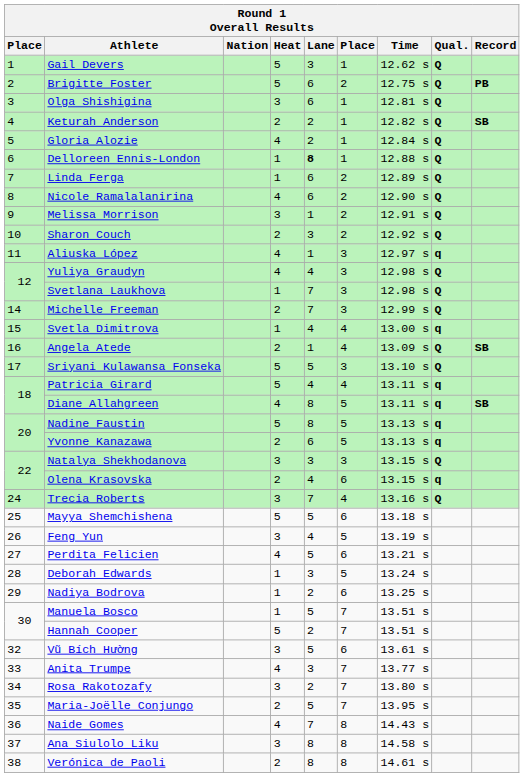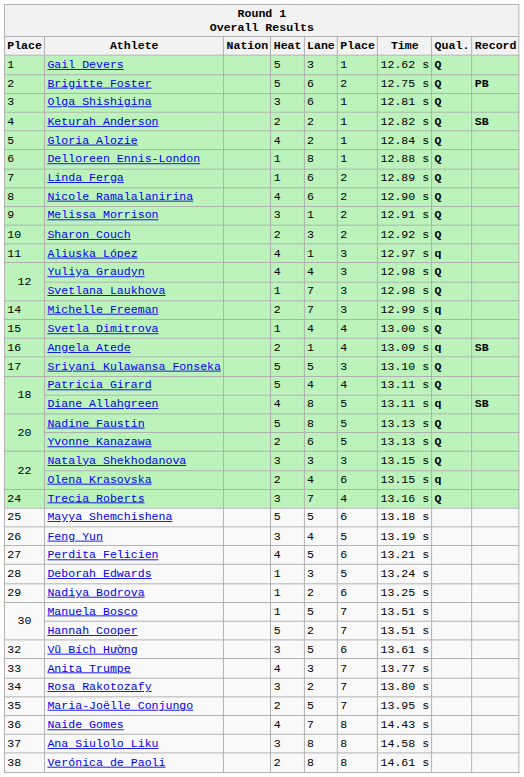(310, 159) bold -> (310, 159) normal
(438, 310) Q -> (438, 310) q
(438, 329) q -> (438, 329) Q
(438, 348) Q -> (438, 348) q
(438, 386) q -> (438, 386) Q
(438, 423) q -> (438, 423) Q
(438, 442) q -> (438, 442) Q
